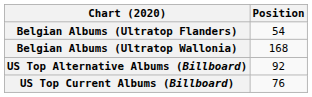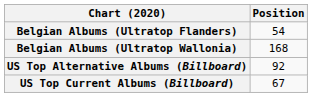(278, 84) 76 -> (278, 84) 67
